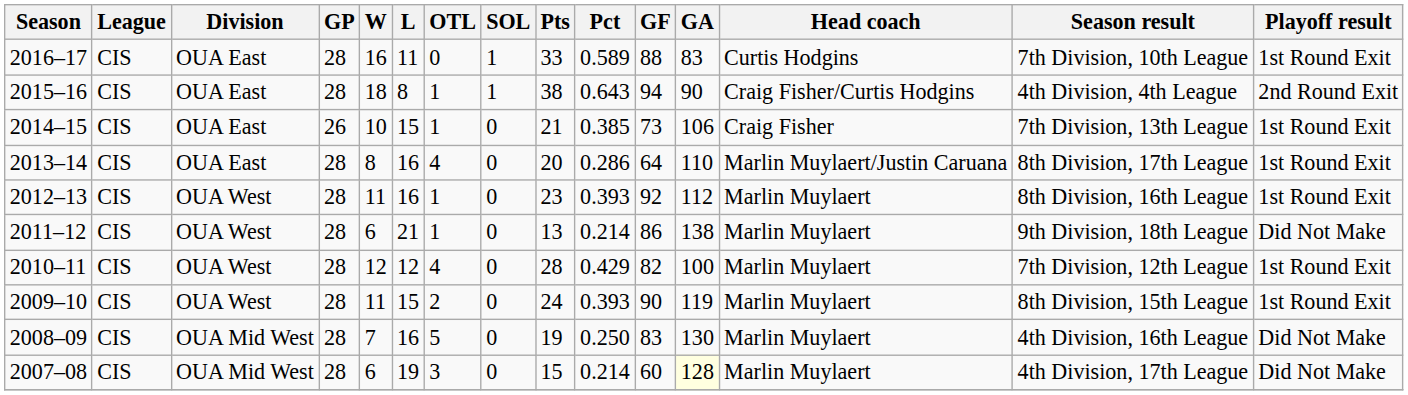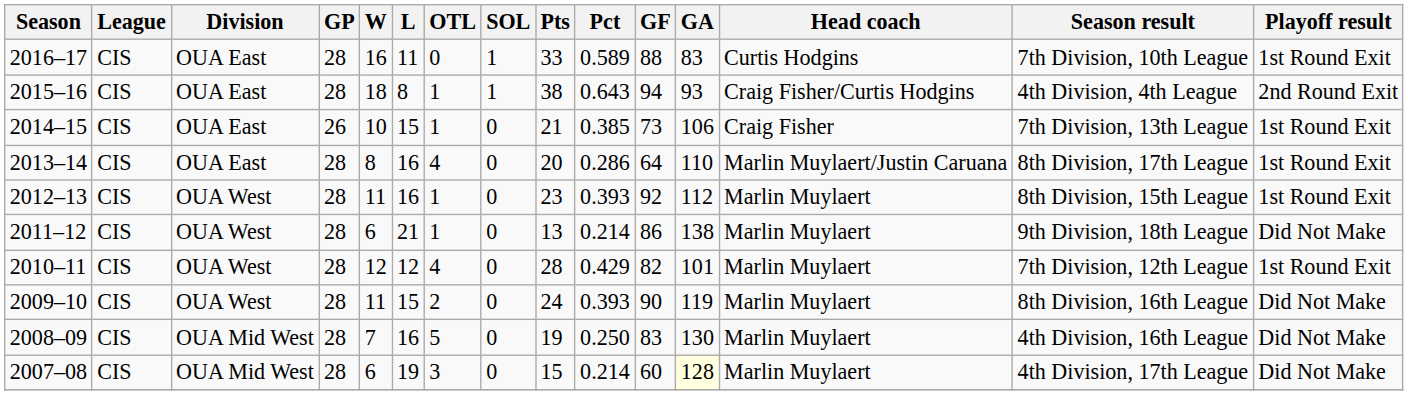(692, 92) 90 -> (692, 92) 93
(1133, 197) 8th Division, 16th League -> (1133, 197) 8th Division, 15th League
(697, 267) 100 -> (697, 267) 101
(1133, 302) 8th Division, 15th League -> (1133, 302) 8th Division, 16th League
(1325, 302) 1st Round Exit -> (1322, 302) Did Not Make
